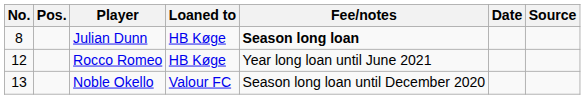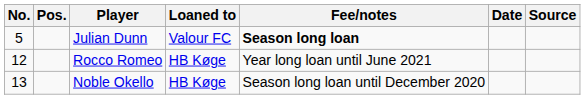(19, 37) 8 -> (19, 37) 5
(197, 37) HB Køge -> (200, 37) Valour FC
(200, 82) Valour FC -> (197, 82) HB Køge
